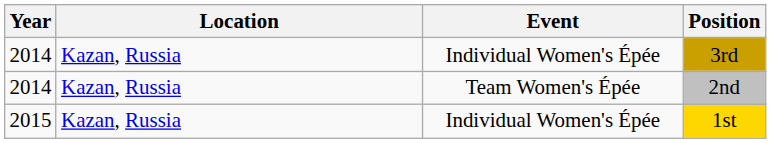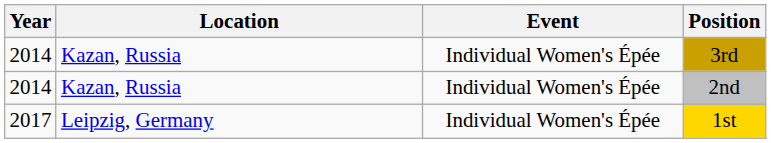(553, 87) Team Women's Épée -> (553, 87) Individual Women's Épée
(30, 120) 2015 -> (30, 120) 2017
(121, 120) Kazan, Russia -> (137, 120) Leipzig, Germany
